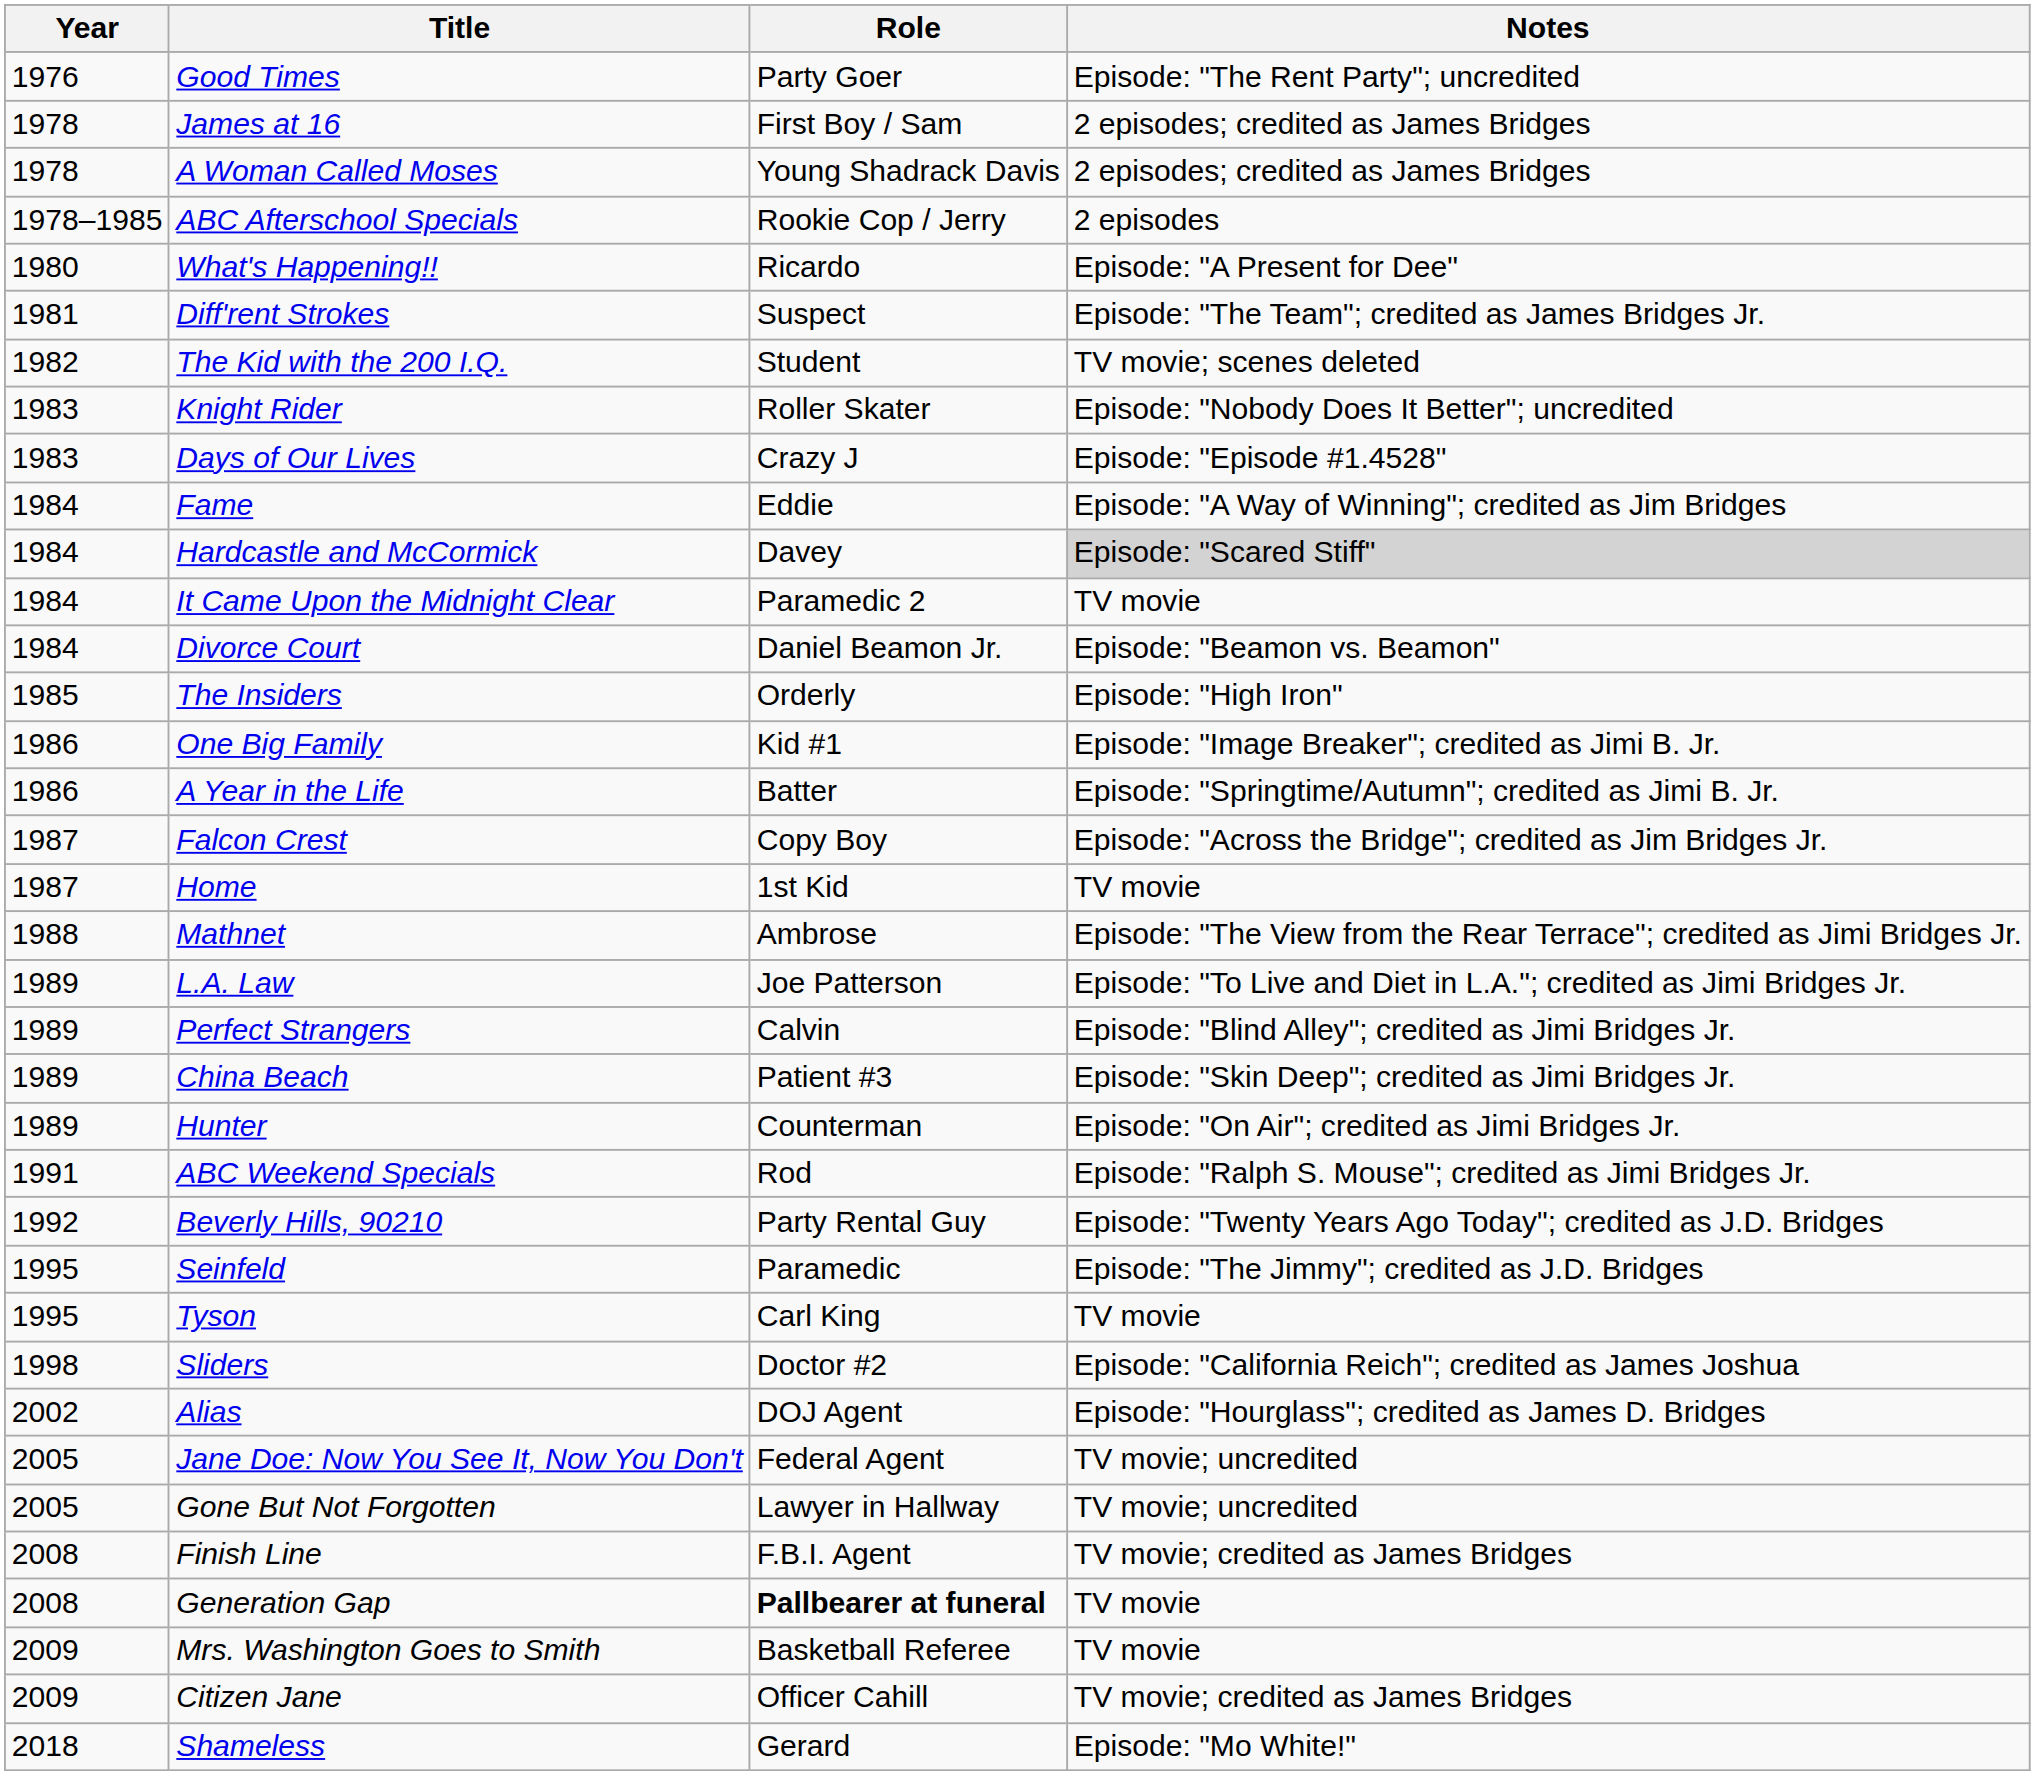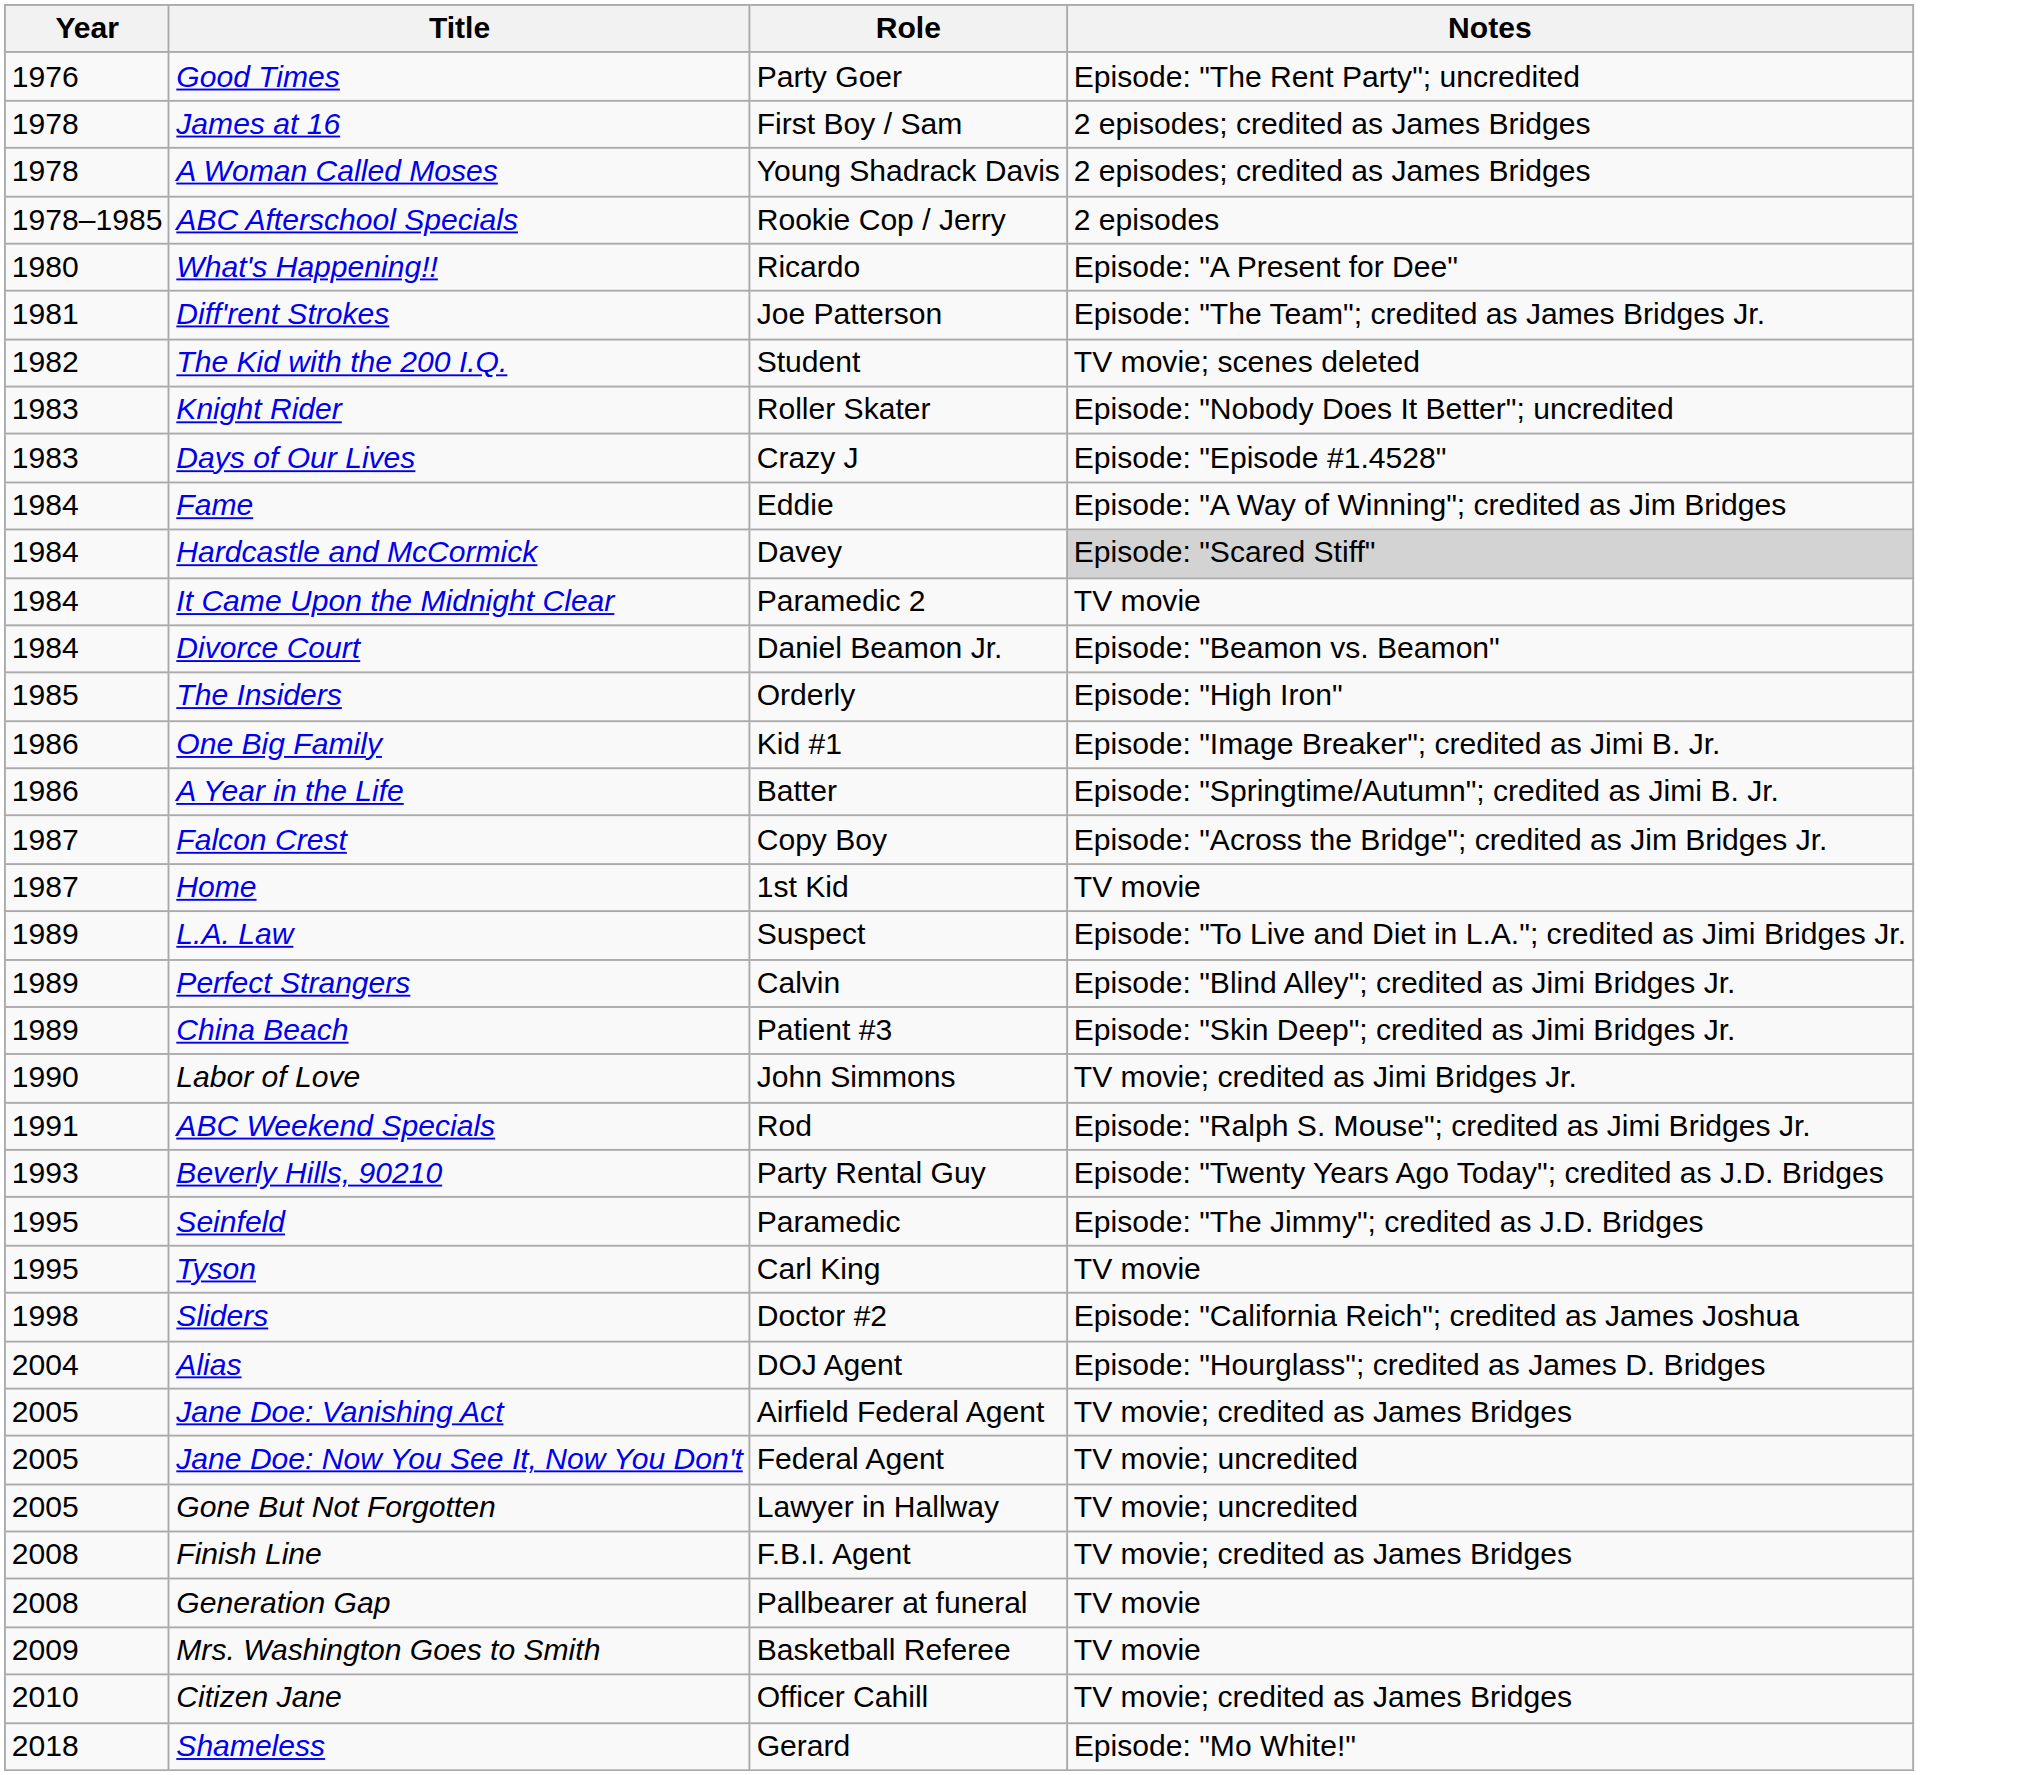(811, 314) Suspect -> (849, 314) Joe Patterson
- row: (231, 934)
(849, 982) Joe Patterson -> (811, 934) Suspect
- row: (221, 1125)
+ row: (268, 1077)
(45, 1220) 1992 -> (45, 1173) 1993
(45, 1411) 2002 -> (45, 1364) 2004
+ row: (340, 1411)
(901, 1602) bold -> (892, 1602) normal
(45, 1698) 2009 -> (45, 1698) 2010
